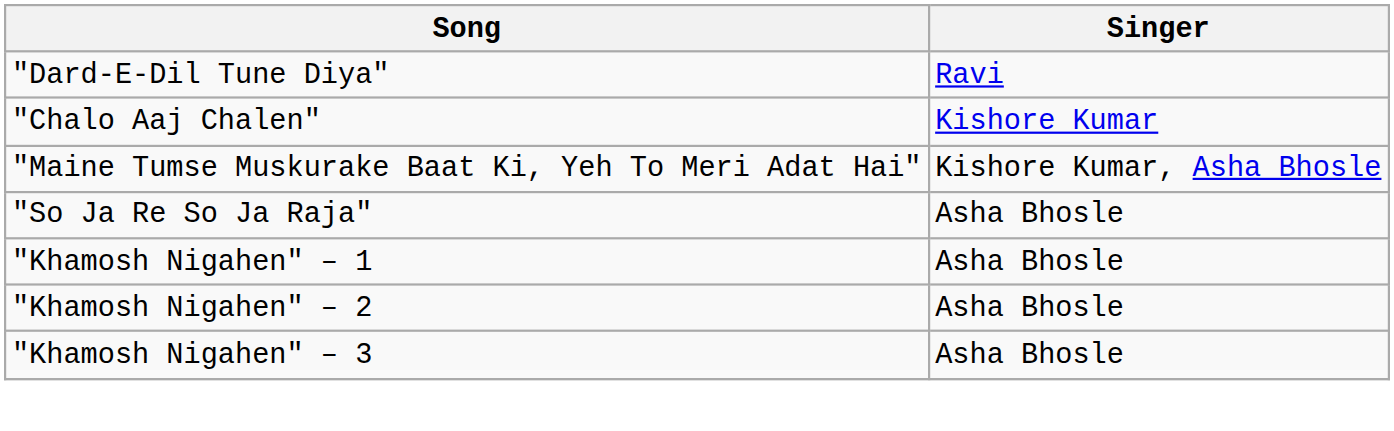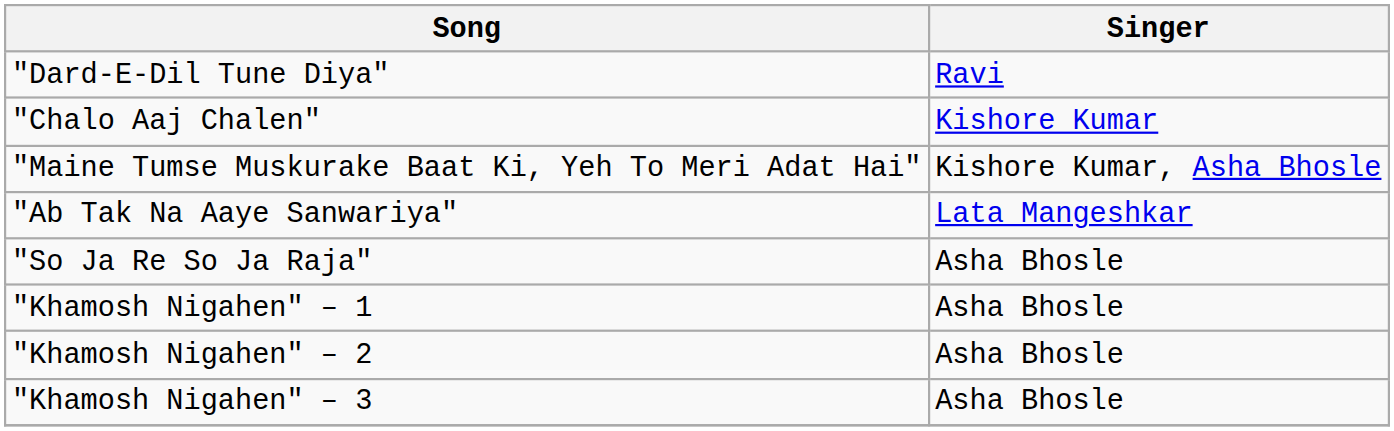+ row: (235, 215)
